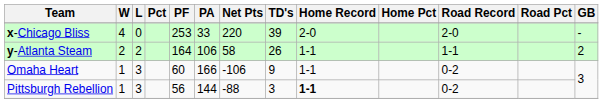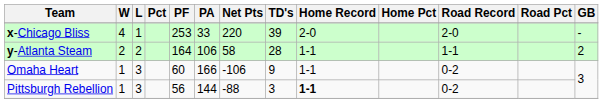(138, 32) 0 -> (138, 32) 1
(275, 51) 26 -> (275, 51) 28
